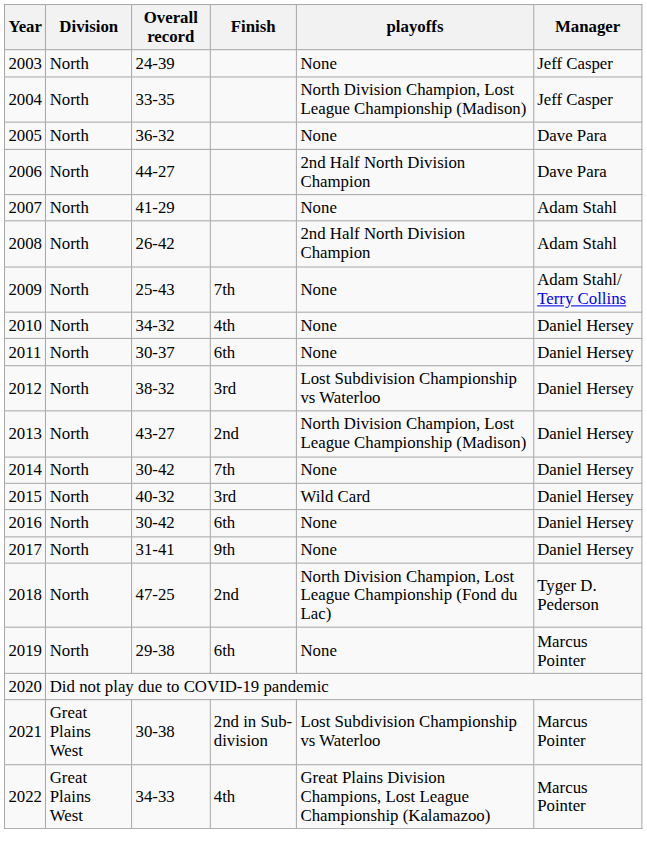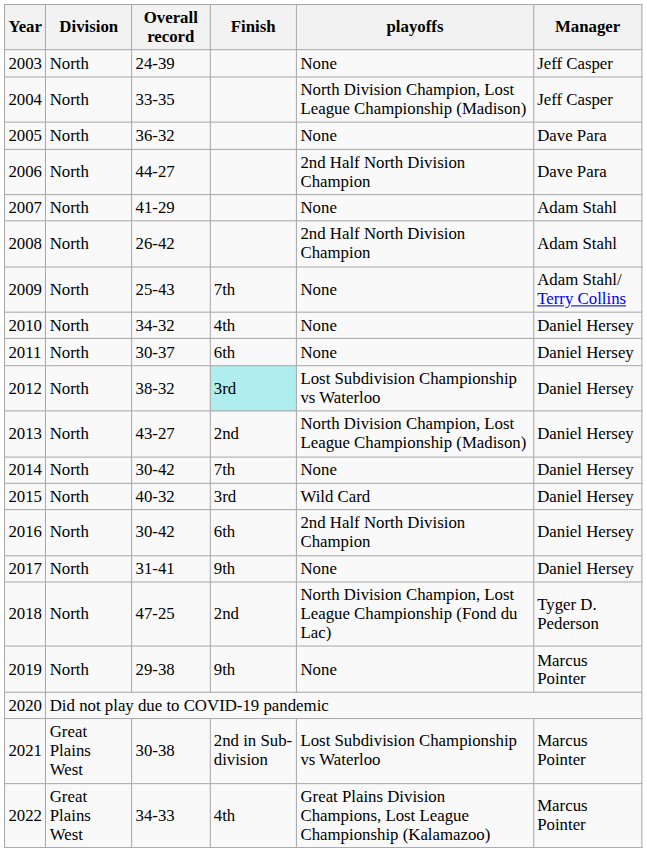(225, 388) no background -> (225, 388) paleturquoise background
(319, 523) None -> (383, 532) 2nd Half North Division Champion
(224, 650) 6th -> (224, 669) 9th
